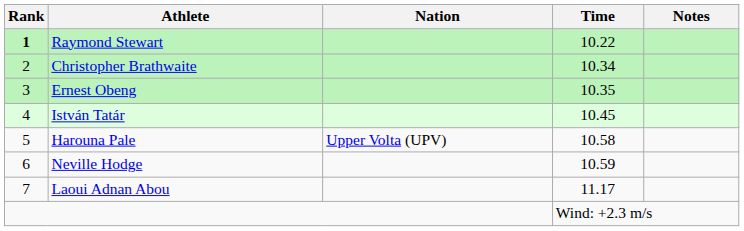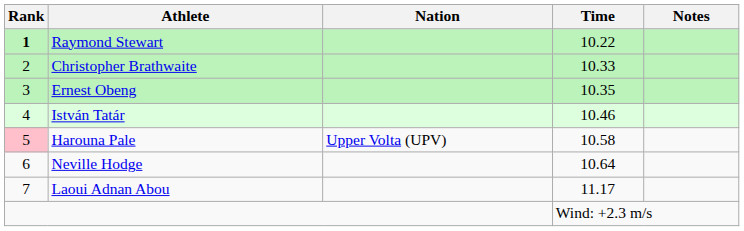(598, 66) 10.34 -> (598, 66) 10.33
(598, 115) 10.45 -> (598, 115) 10.46
(26, 139) no background -> (26, 139) pink background
(598, 164) 10.59 -> (598, 164) 10.64
